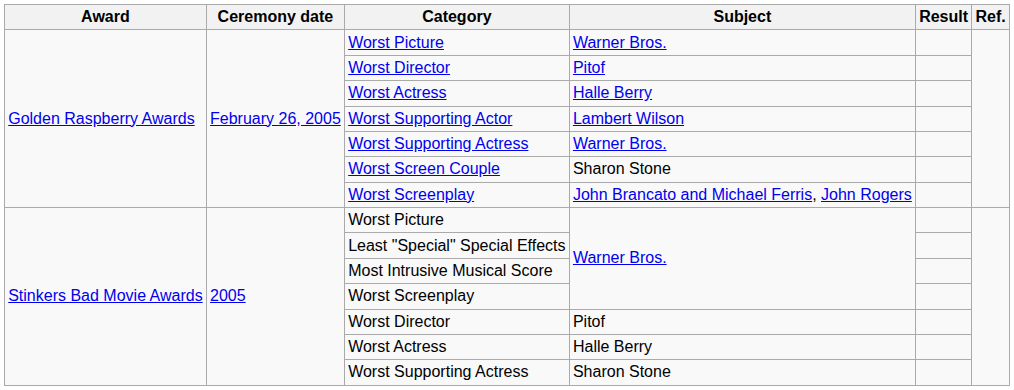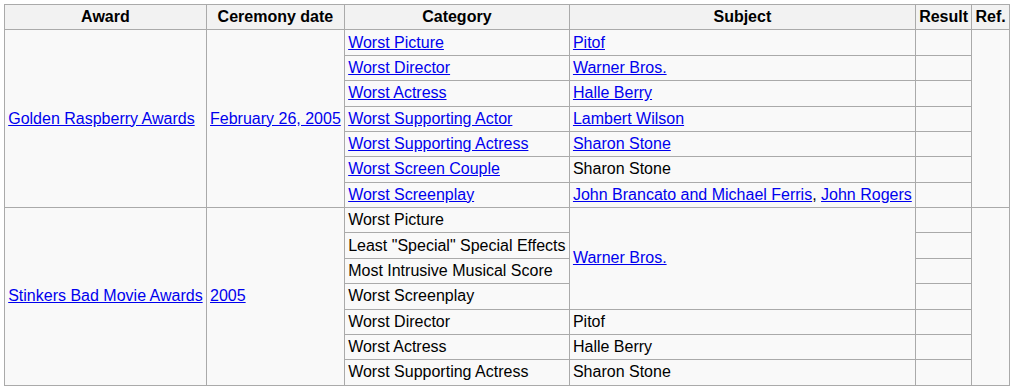(620, 42) Warner Bros. -> (589, 42) Pitof
(589, 67) Pitof -> (620, 67) Warner Bros.
(620, 144) Warner Bros. -> (622, 144) Sharon Stone
